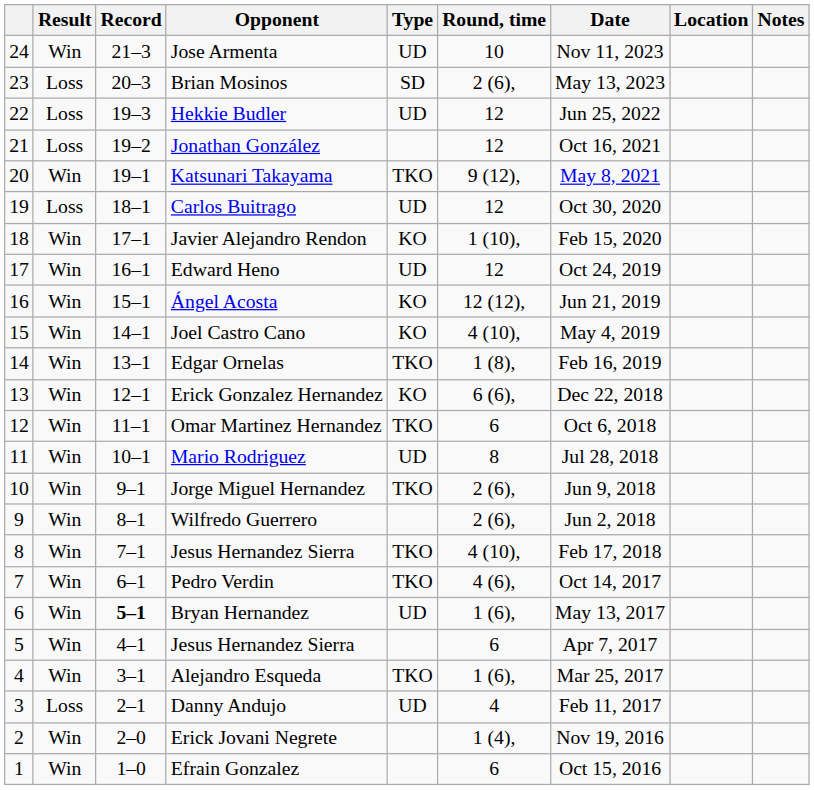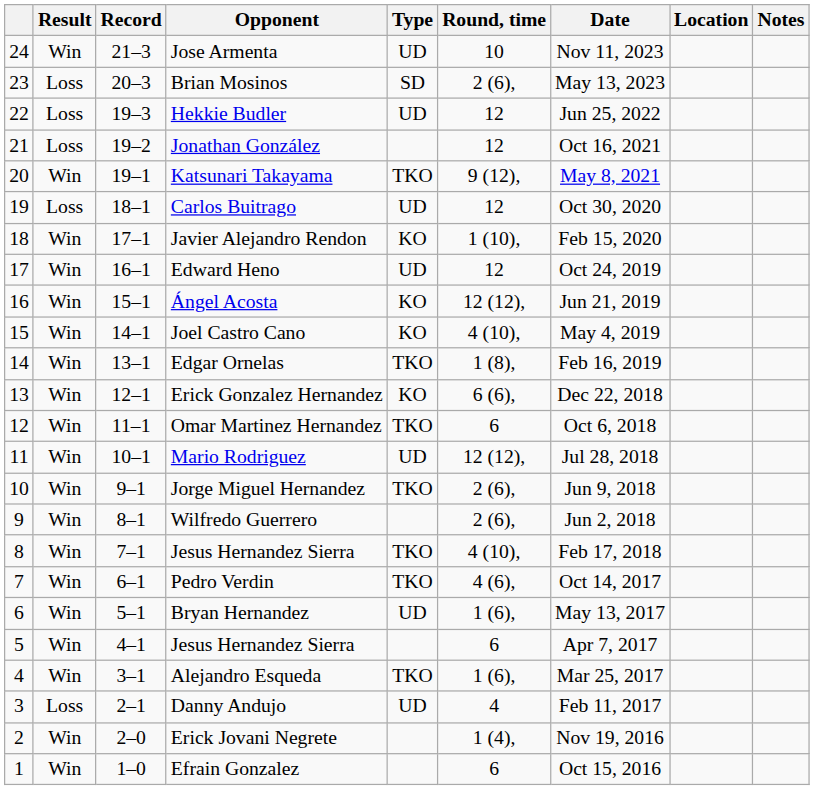(494, 457) 8 -> (494, 457) 12 (12),
(131, 613) bold -> (131, 613) normal
